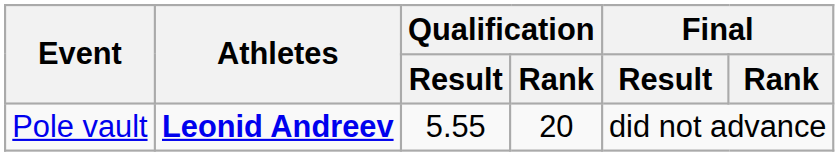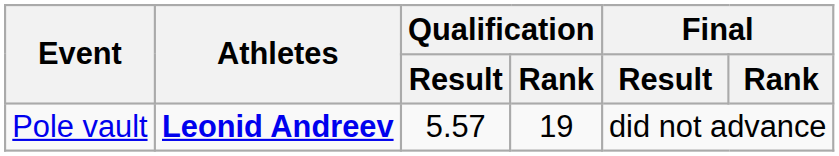(456, 127) 5.55 -> (456, 127) 5.57
(556, 127) 20 -> (556, 127) 19
